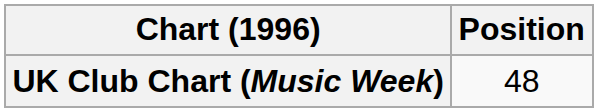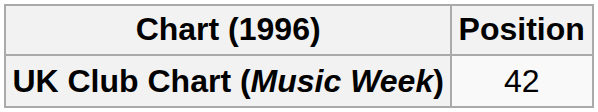(522, 80) 48 -> (522, 80) 42
